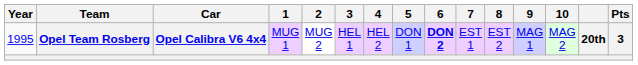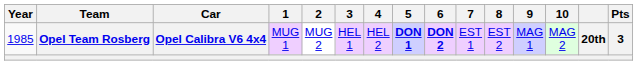(20, 39) 1995 -> (20, 39) 1985
(408, 39) normal -> (408, 39) bold
